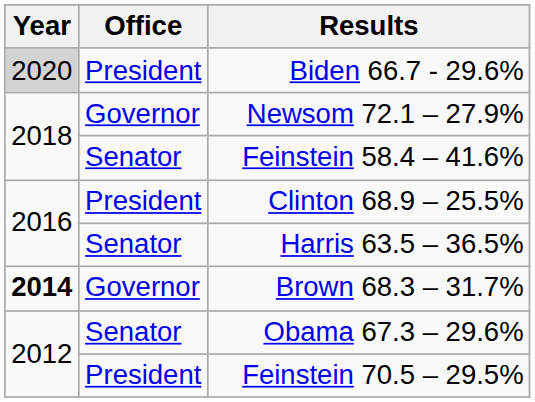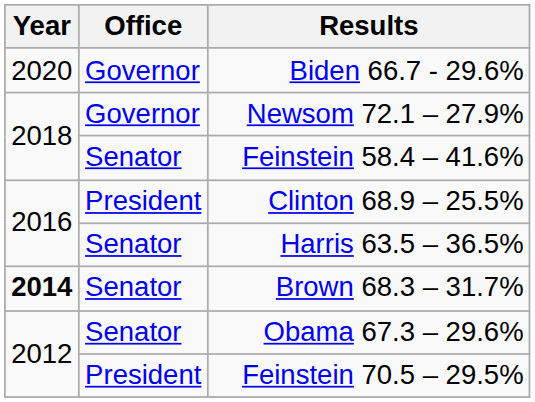(42, 69) lightgrey background -> (42, 69) no background
(143, 69) President -> (142, 69) Governor
(142, 288) Governor -> (133, 288) Senator
